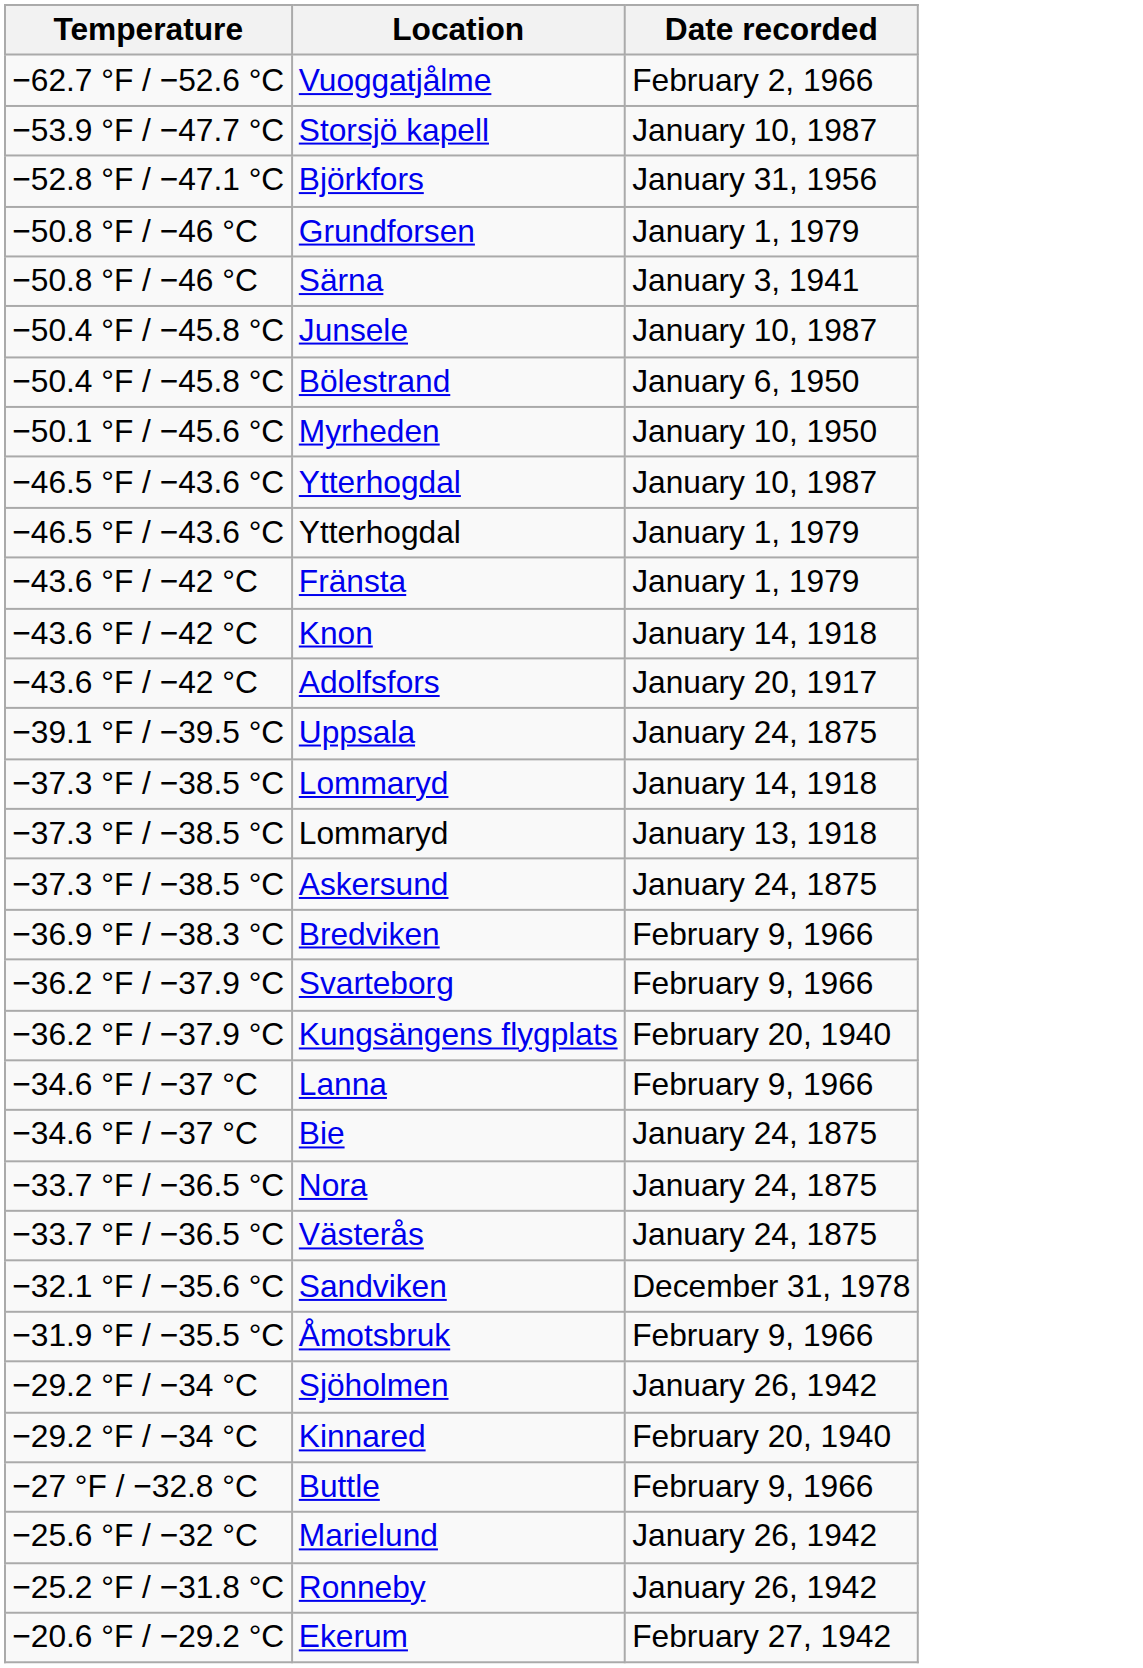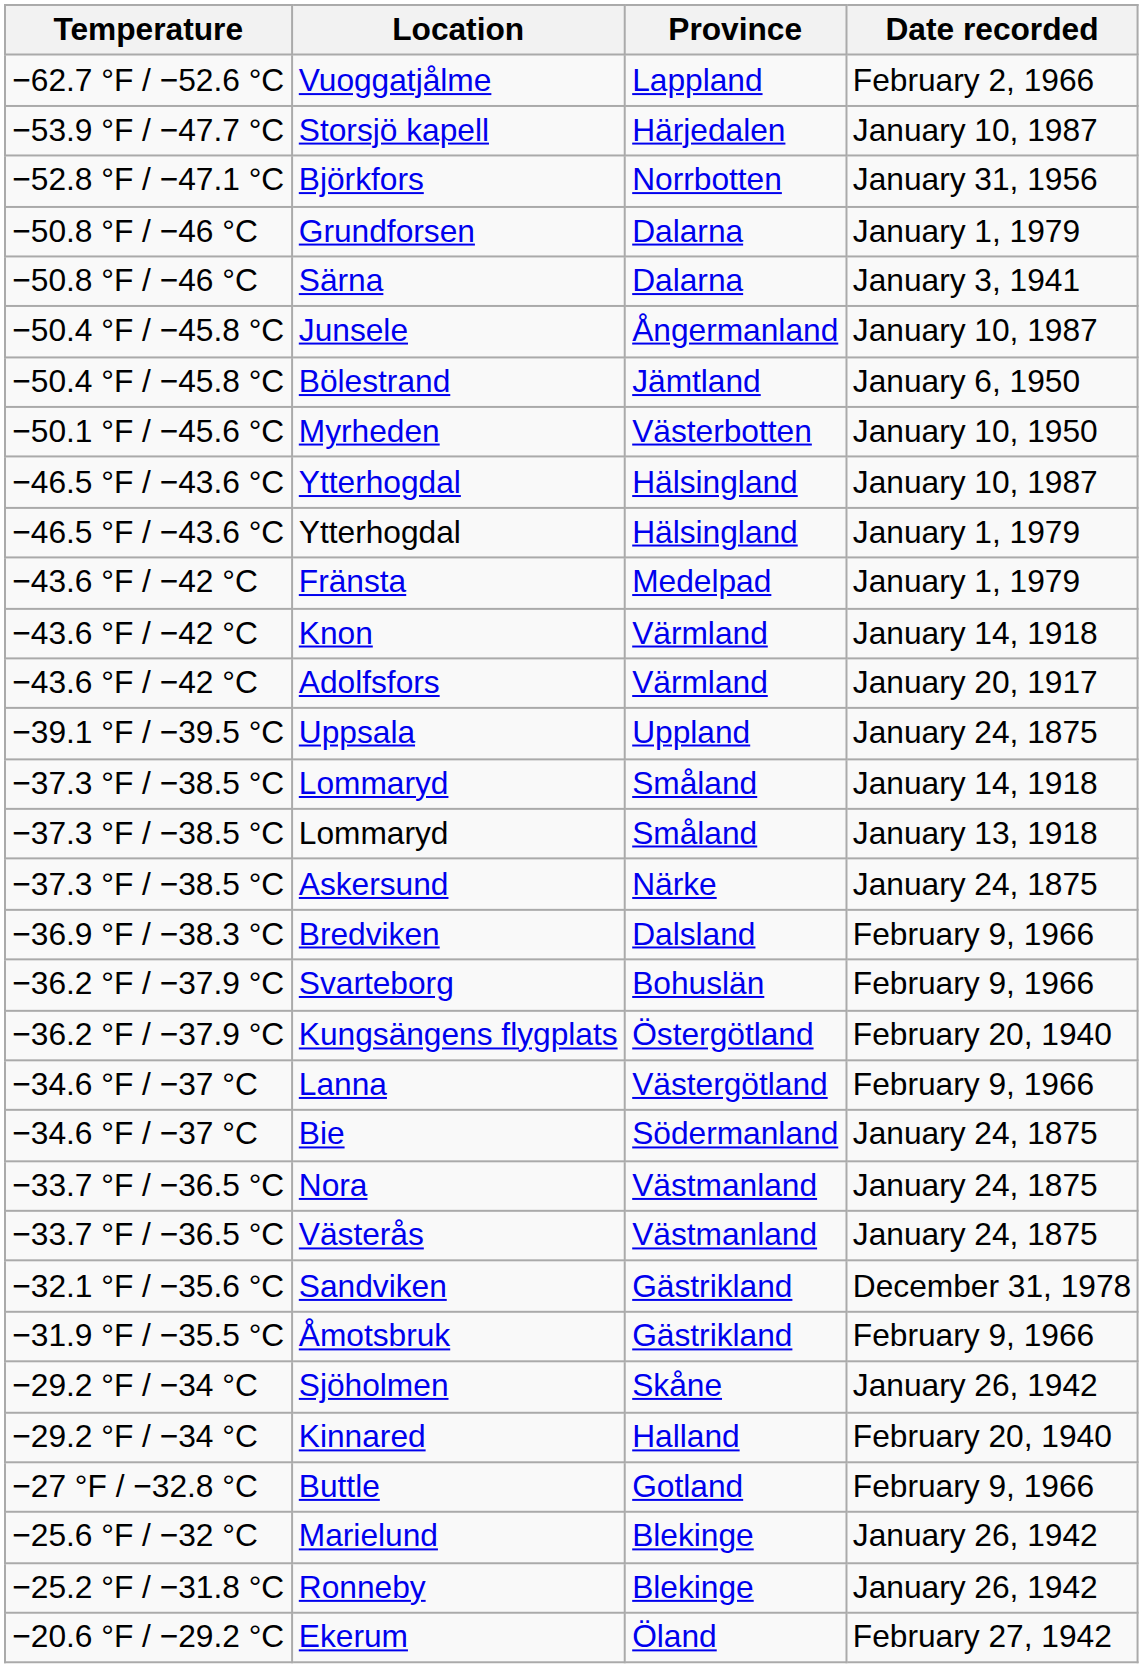+ column: (735, 29)
